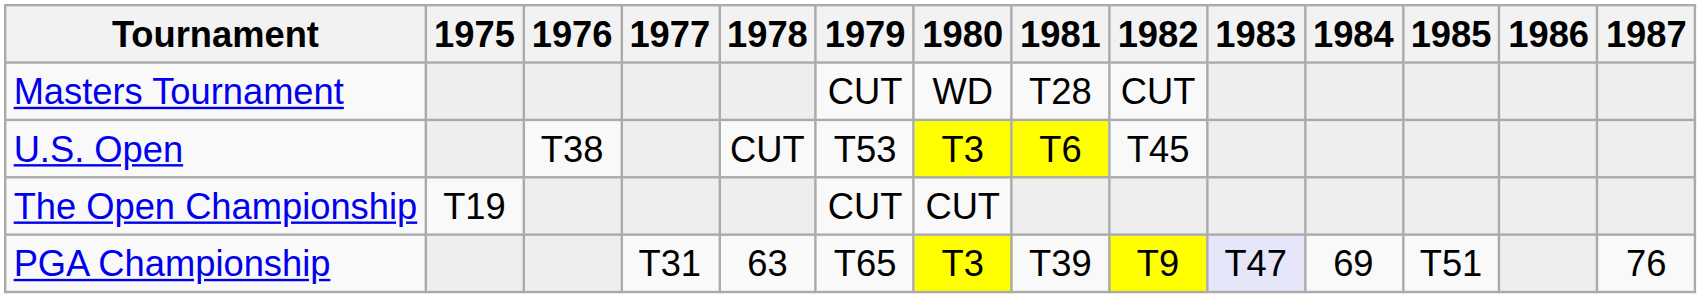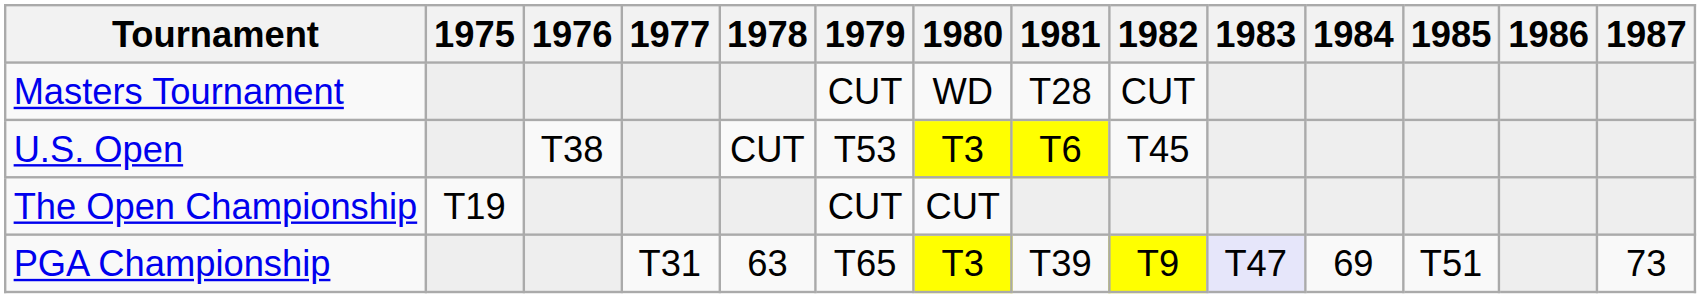(1646, 264) 76 -> (1646, 264) 73
